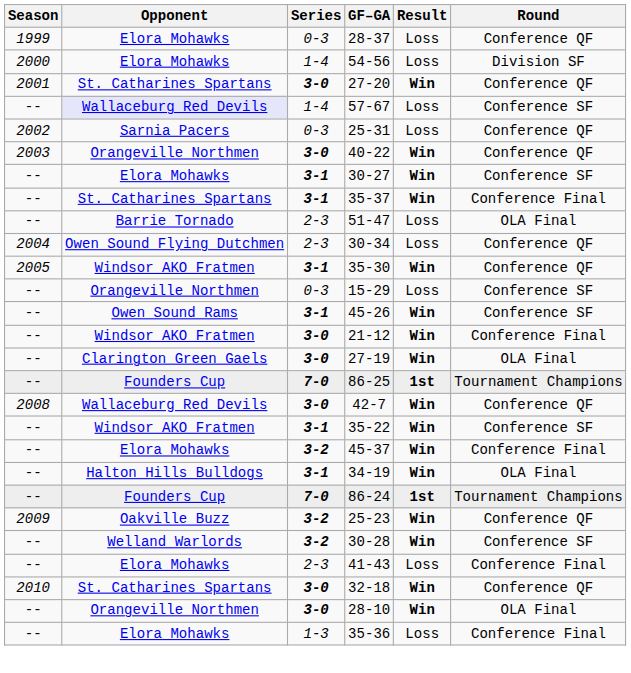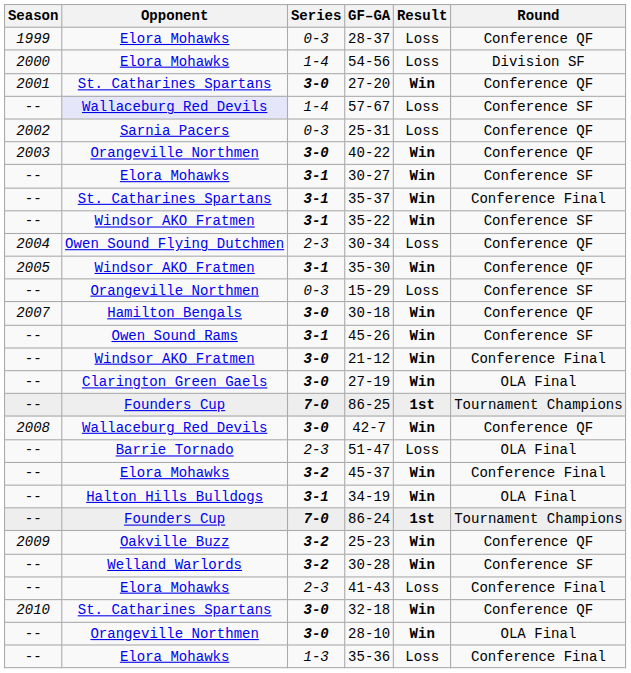rows swapped: (369, 222) <-> (369, 428)
+ row: (369, 313)
